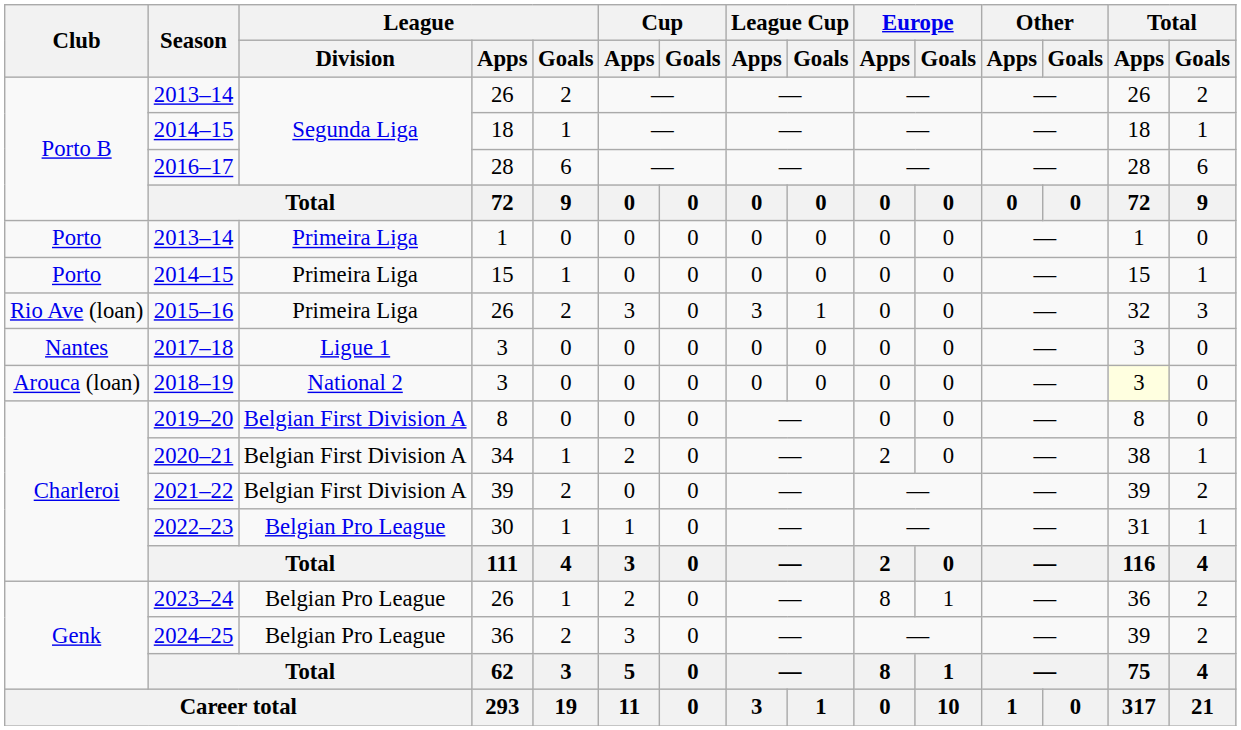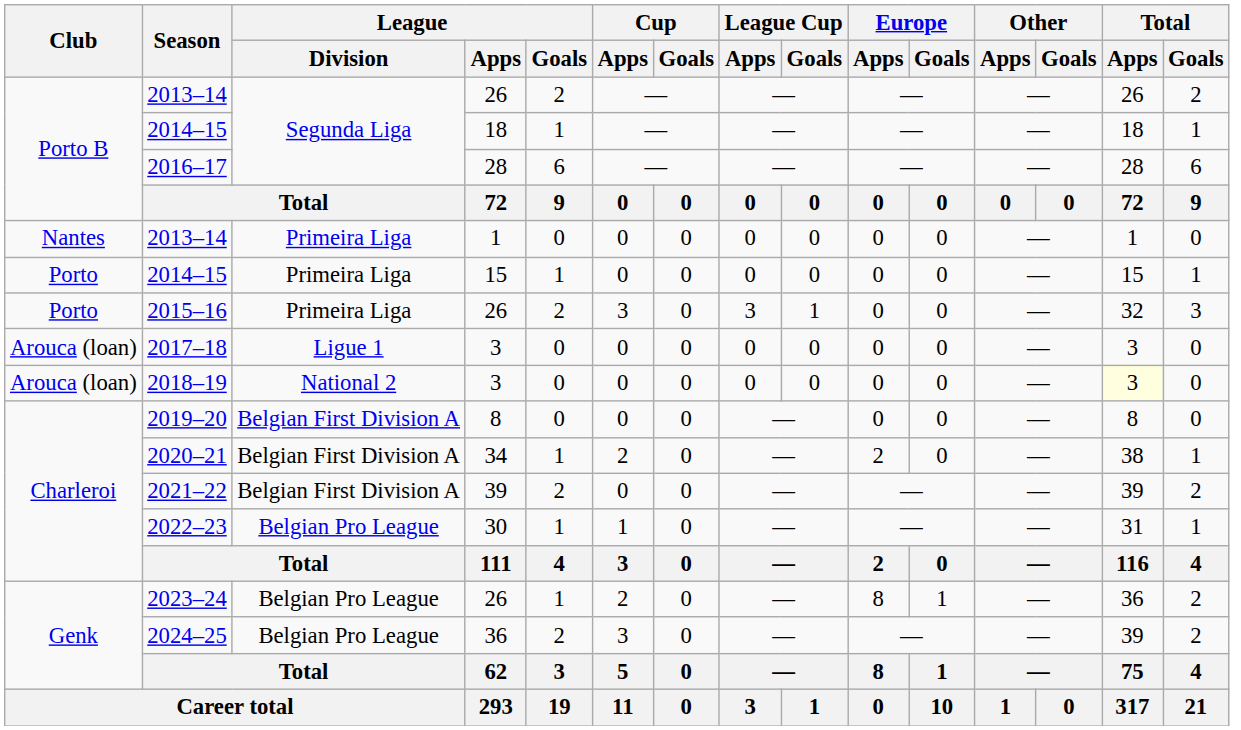(77, 238) Porto -> (73, 238) Nantes
(77, 310) Rio Ave (loan) -> (73, 310) Porto
(77, 346) Nantes -> (73, 346) Arouca (loan)
